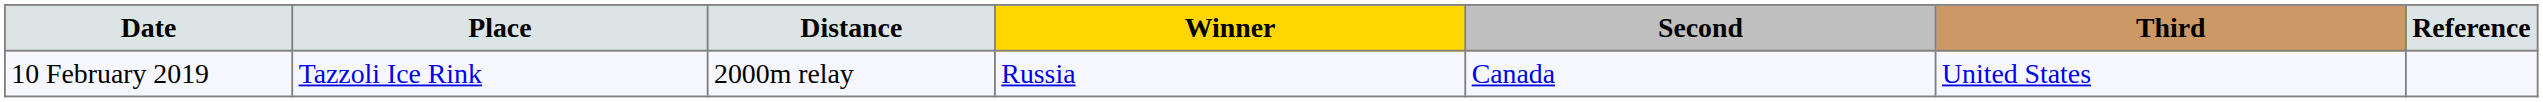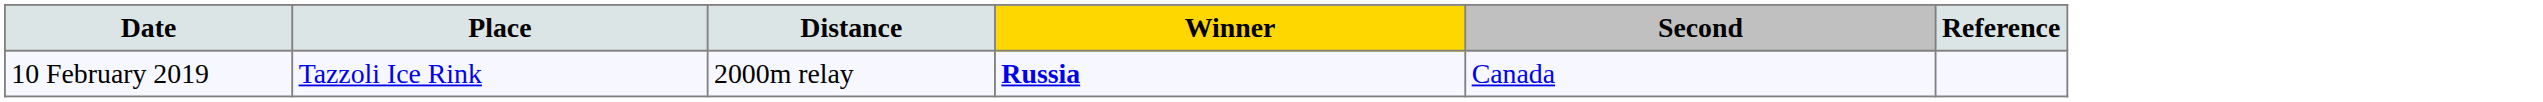- column: (2171, 27)
(1038, 73) normal -> (1041, 73) bold
